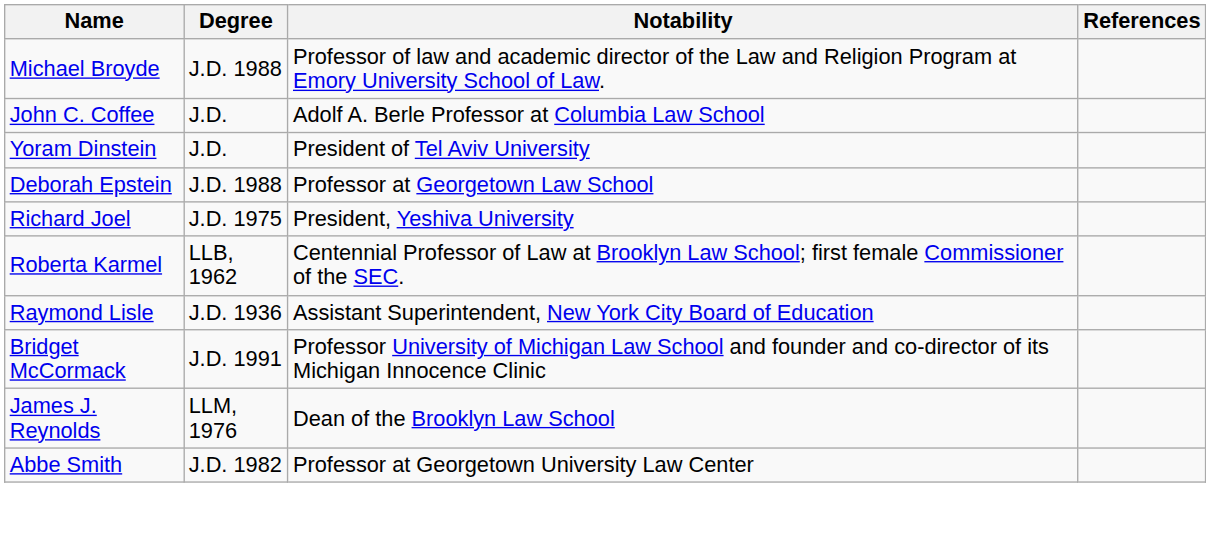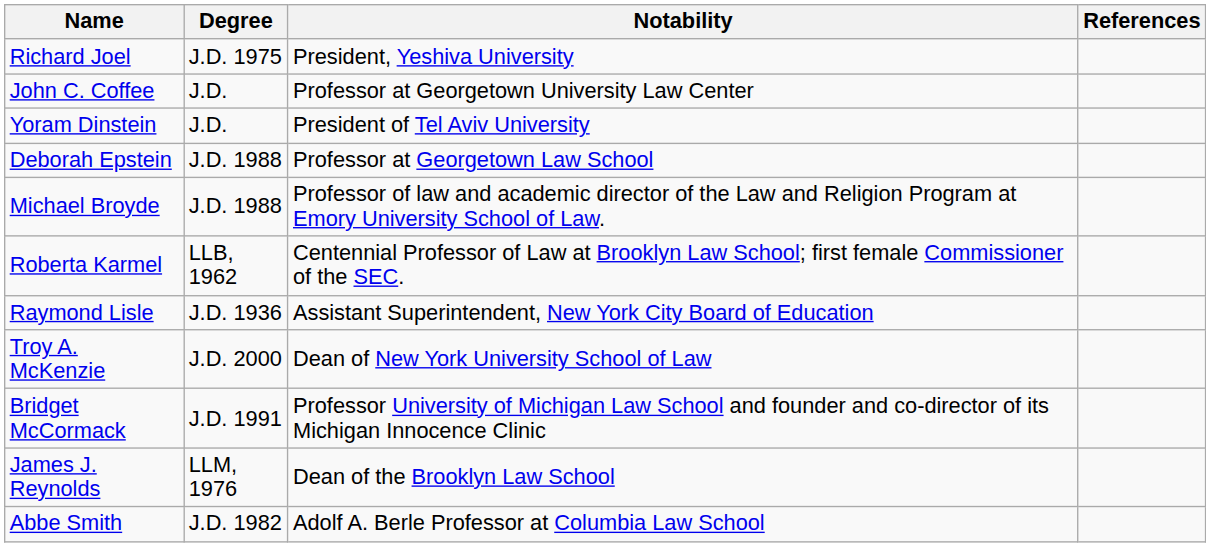rows swapped: (85, 68) <-> (70, 218)
(529, 115) Adolf A. Berle Professor at Columbia Law School -> (523, 90) Professor at Georgetown University Law Center
+ row: (57, 359)
(523, 464) Professor at Georgetown University Law Center -> (529, 523) Adolf A. Berle Professor at Columbia Law School
